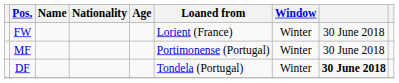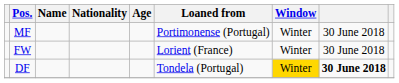rows swapped: (22, 31) <-> (22, 50)
(296, 68) no background -> (296, 68) gold background
